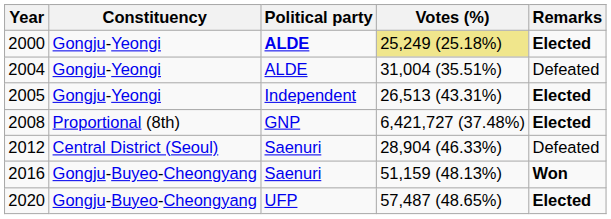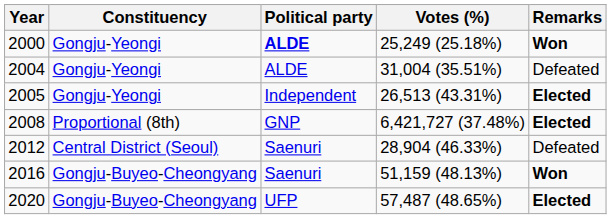(441, 43) khaki background -> (441, 43) no background
(562, 43) Elected -> (550, 43) Won
